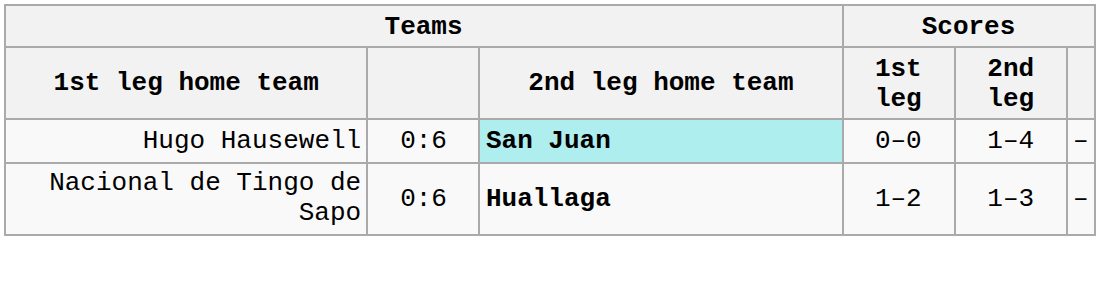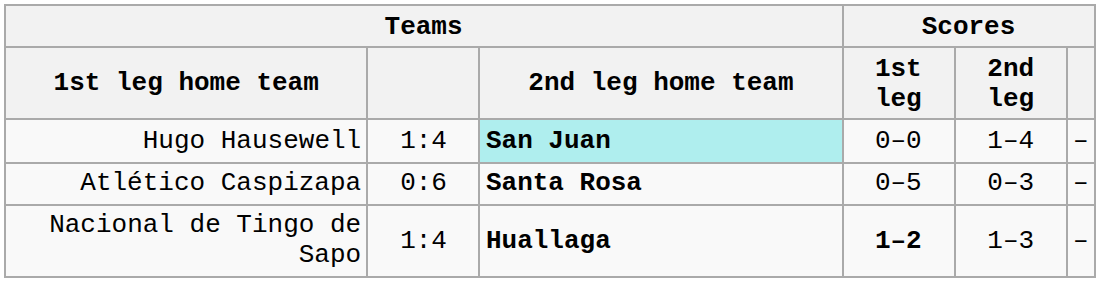(424, 141) 0:6 -> (424, 141) 1:4
+ row: (221, 183)
(424, 198) 0:6 -> (424, 241) 1:4
(898, 198) normal -> (898, 241) bold
